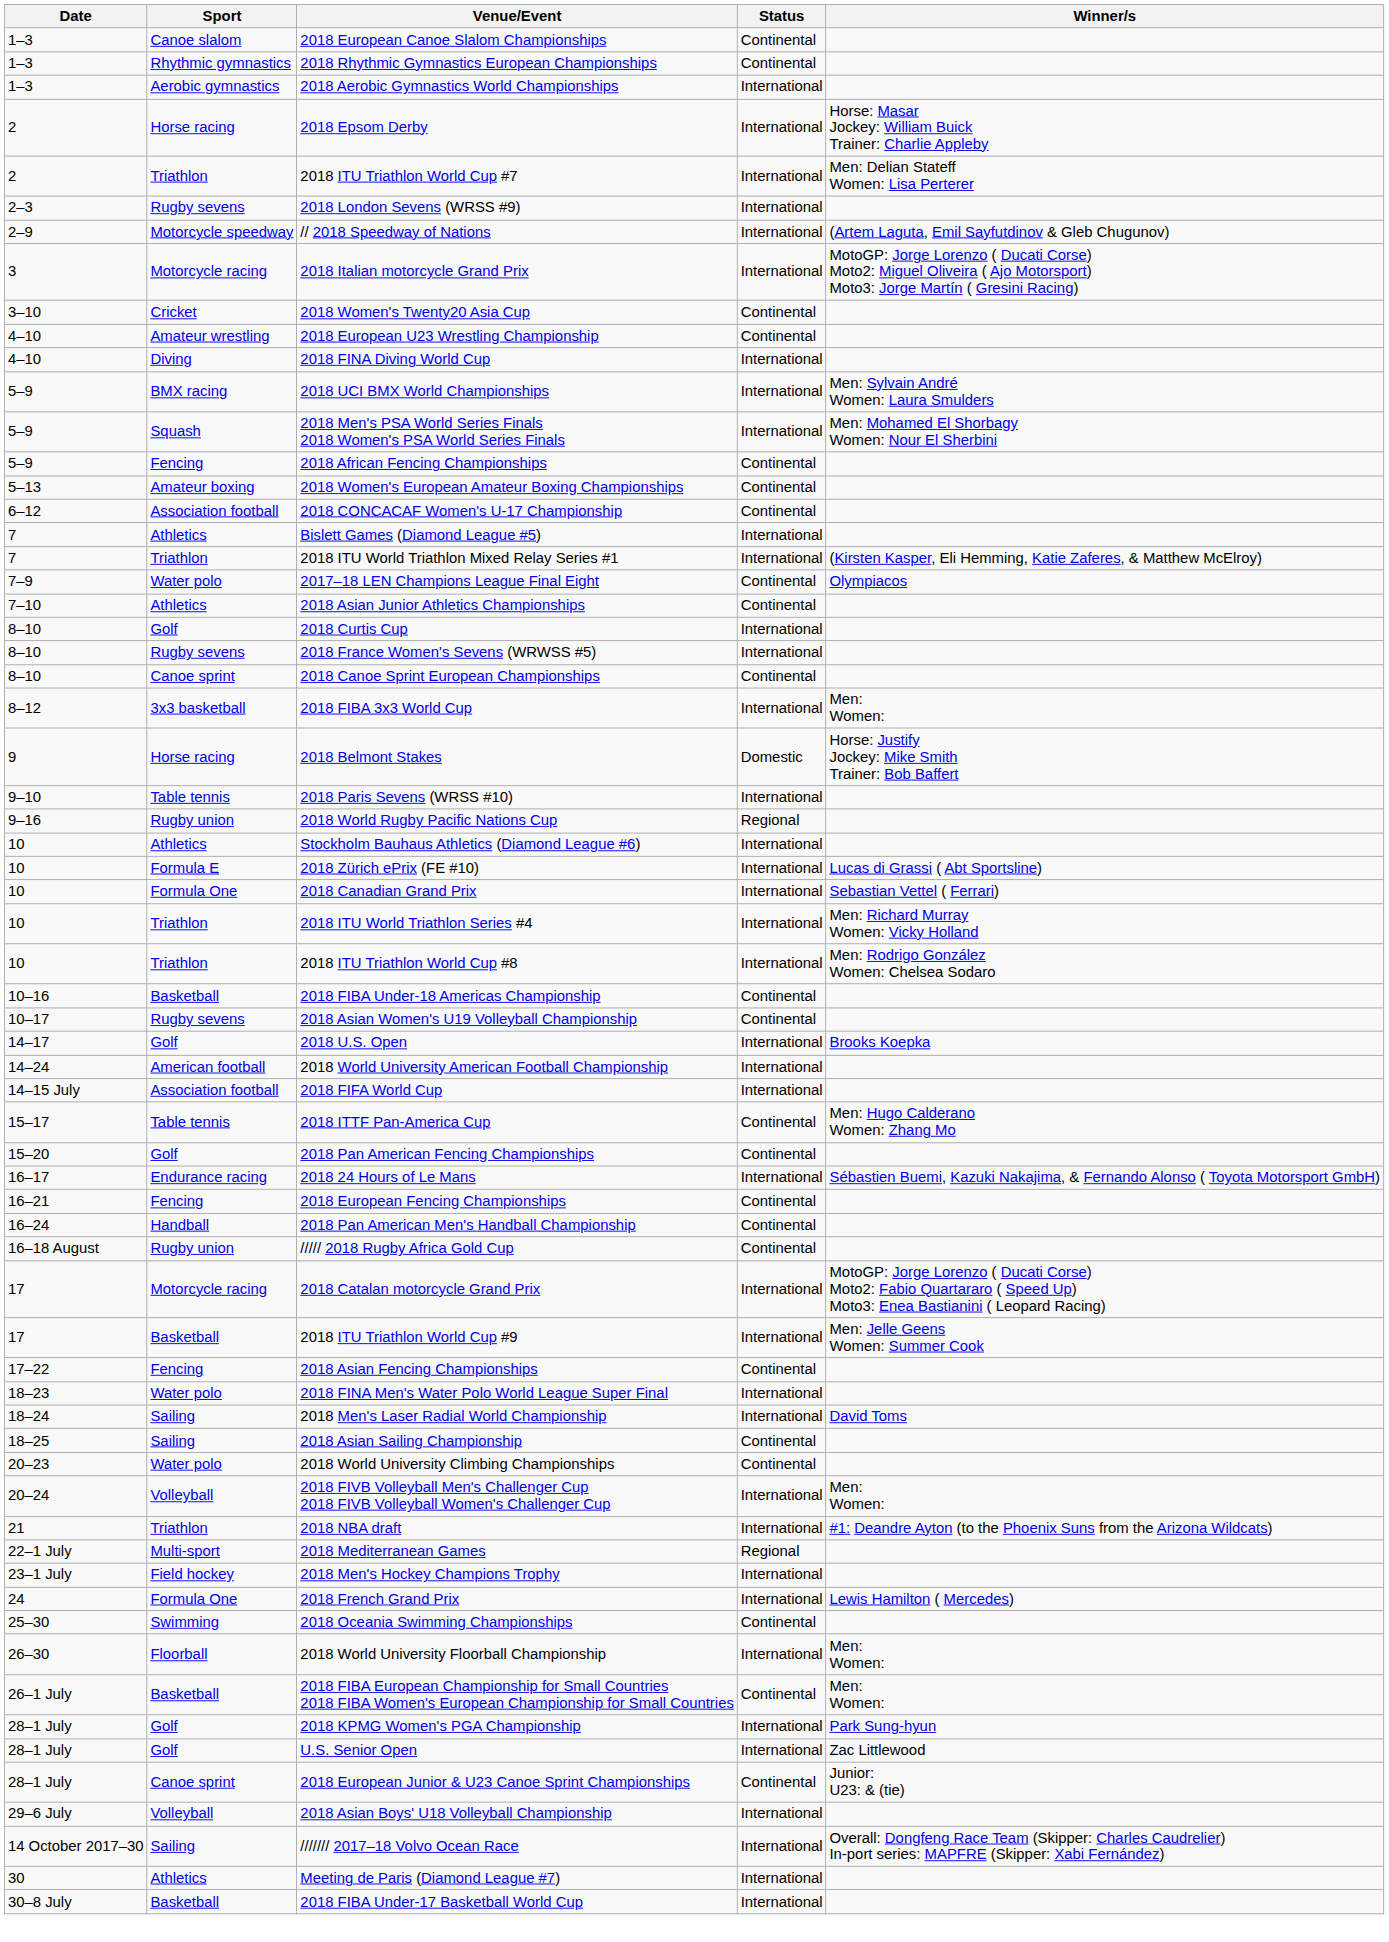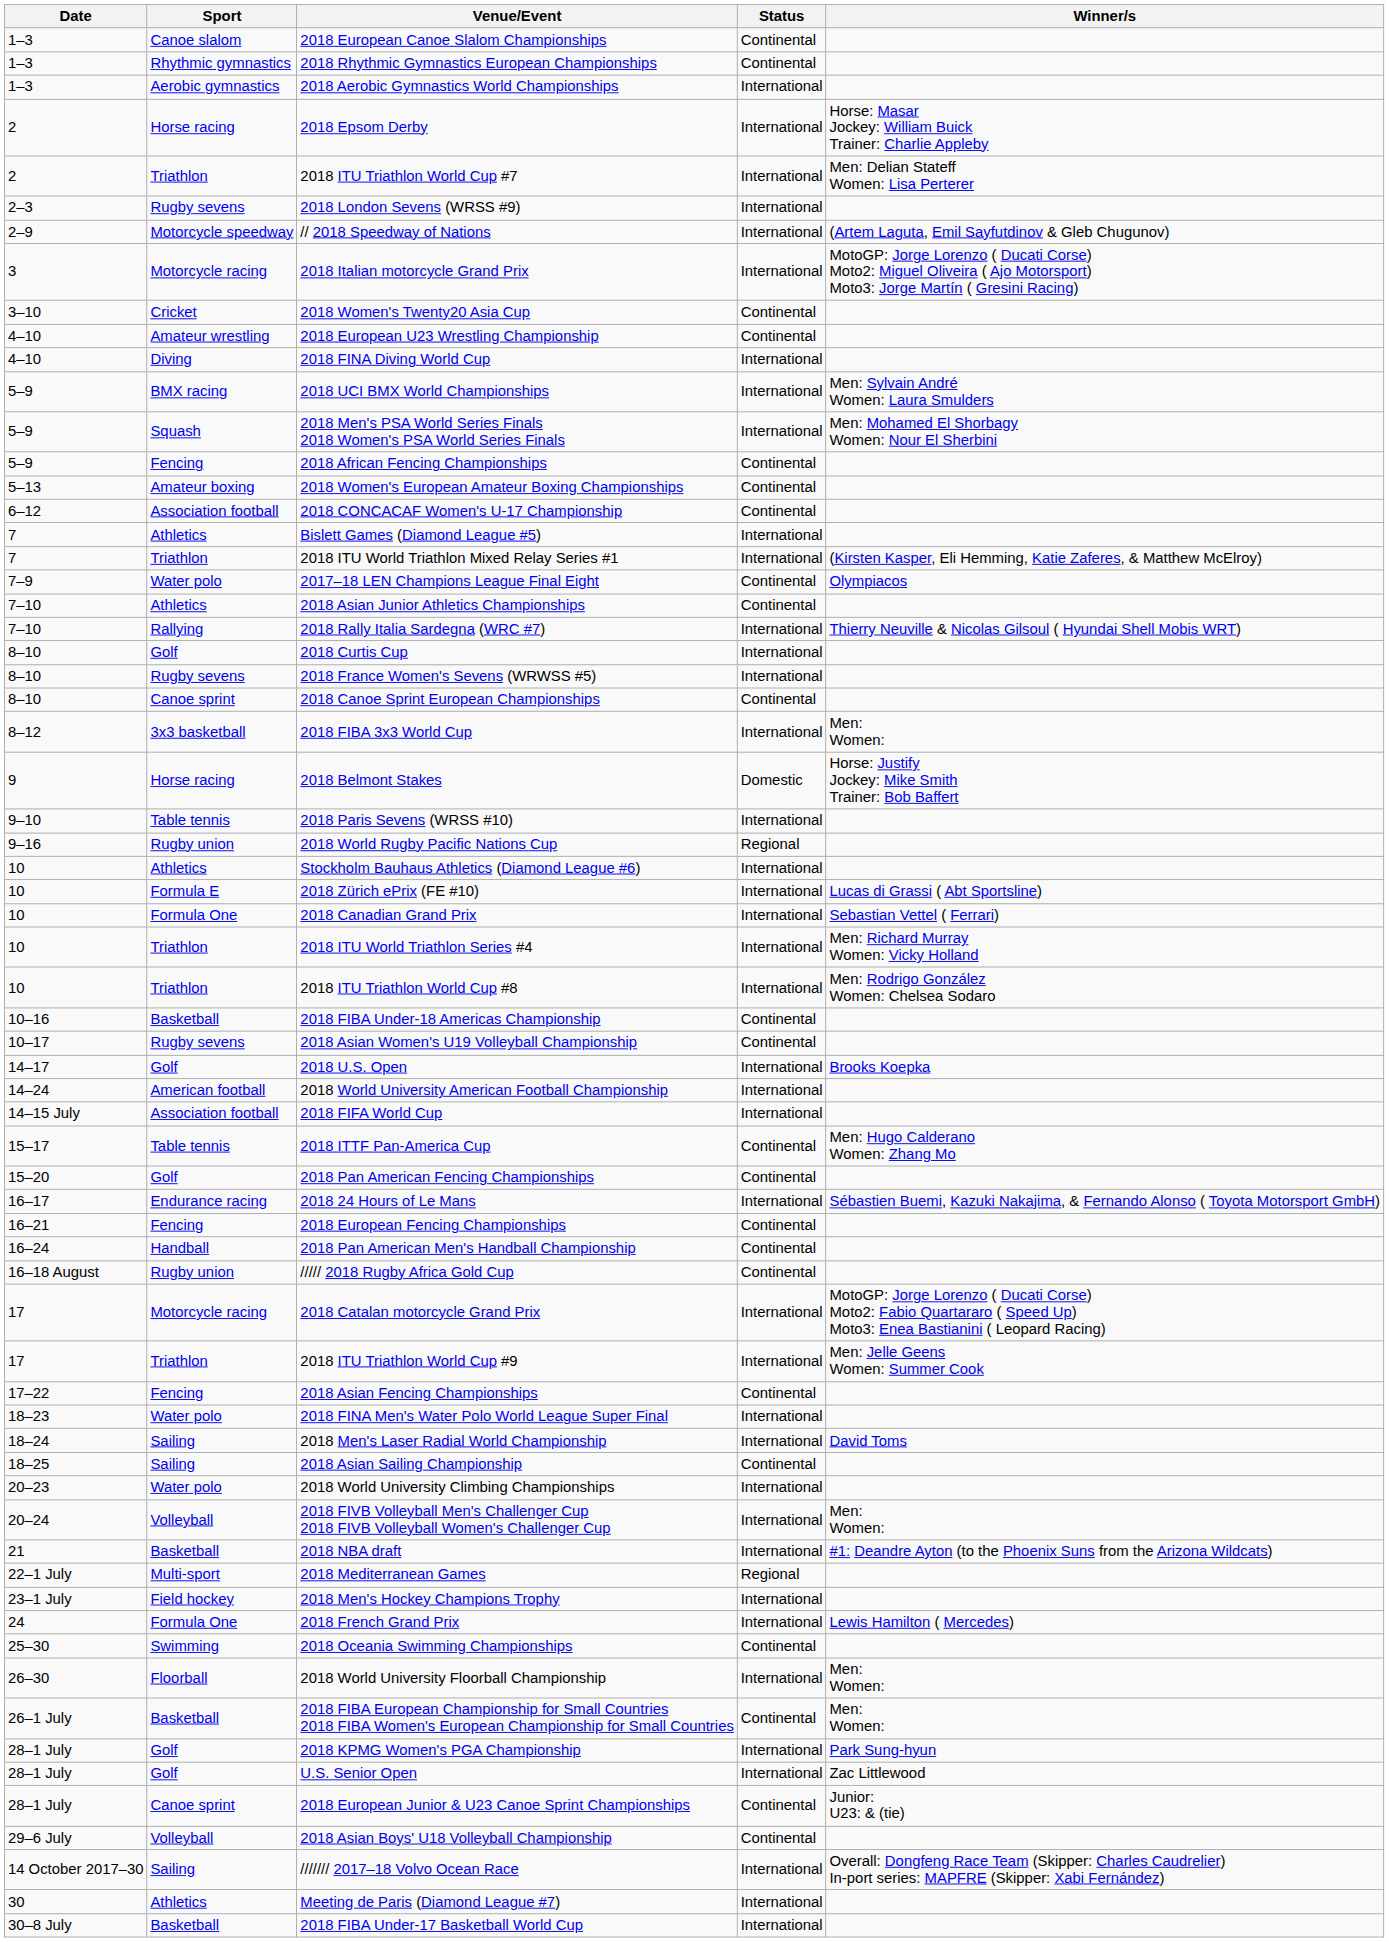+ row: (423, 629)
(185, 1337) Basketball -> (179, 1361) Triathlon
(778, 1464) Continental -> (782, 1487) International
(179, 1528) Triathlon -> (185, 1551) Basketball
(782, 1814) International -> (778, 1837) Continental
